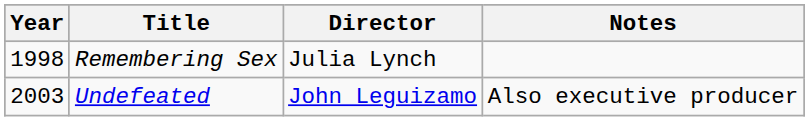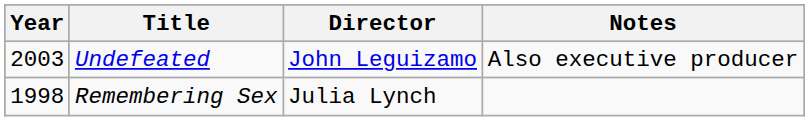rows swapped: (176, 60) <-> (142, 97)
